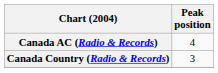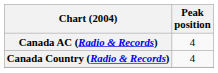(193, 59) 3 -> (193, 59) 4
